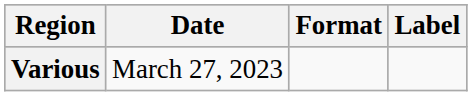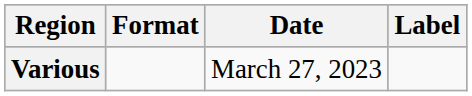columns swapped: (198, 25) <-> (339, 25)
